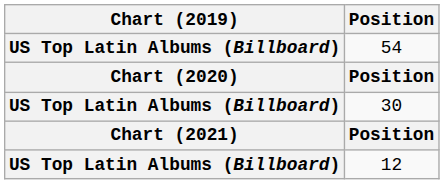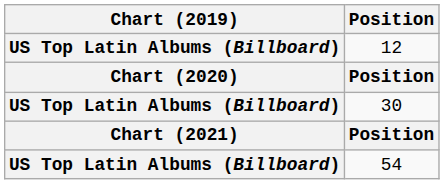rows swapped: (392, 164) <-> (392, 48)
